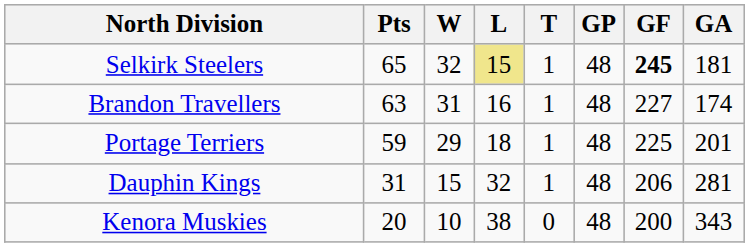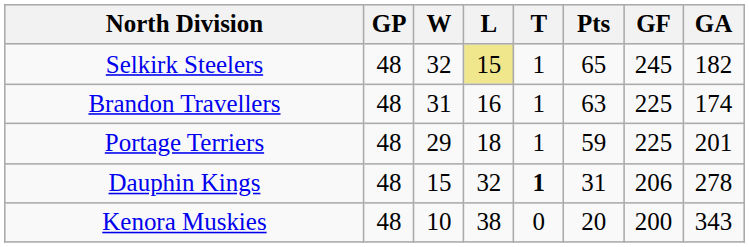columns swapped: (599, 24) <-> (394, 24)
(654, 63) bold -> (654, 63) normal
(713, 63) 181 -> (713, 63) 182
(654, 103) 227 -> (654, 103) 225
(549, 182) normal -> (539, 182) bold
(713, 182) 281 -> (713, 182) 278
